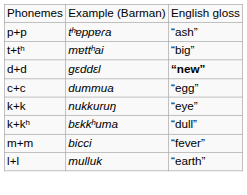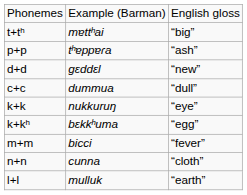rows swapped: (17, 32) <-> (16, 50)
(188, 69) bold -> (186, 69) normal
(185, 87) “egg” -> (184, 87) “dull”
(184, 124) “dull” -> (185, 124) “egg”
+ row: (17, 161)
